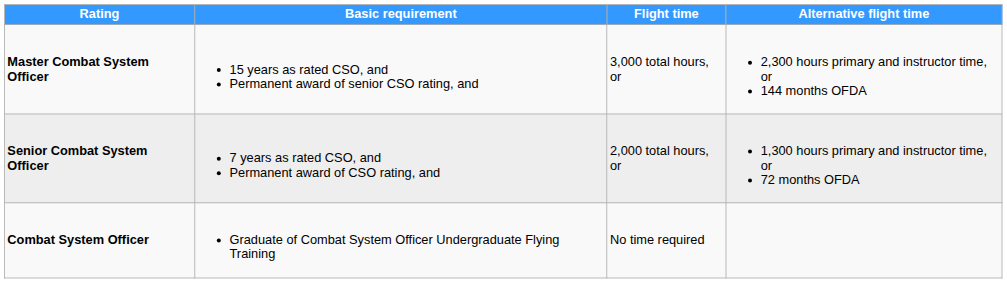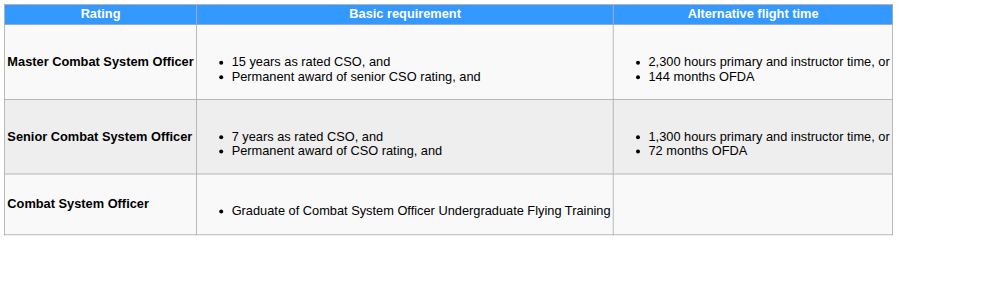- column: (666, 14)
